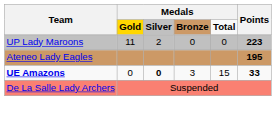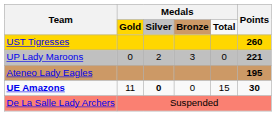+ row: (38, 42)
(130, 42) 11 -> (130, 57) 0
(192, 42) 0 -> (192, 57) 3
(254, 42) 223 -> (254, 57) 221
(130, 73) 0 -> (130, 88) 11
(192, 73) 3 -> (192, 88) 0
(254, 73) 33 -> (254, 88) 30
